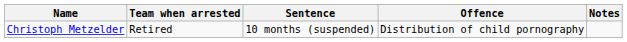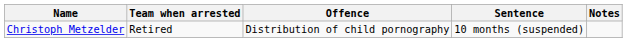columns swapped: (482, 13) <-> (310, 13)
